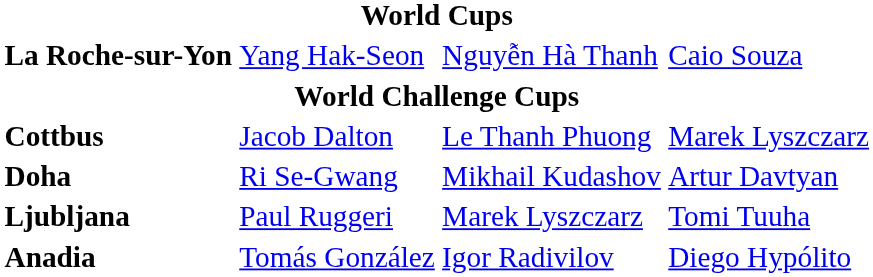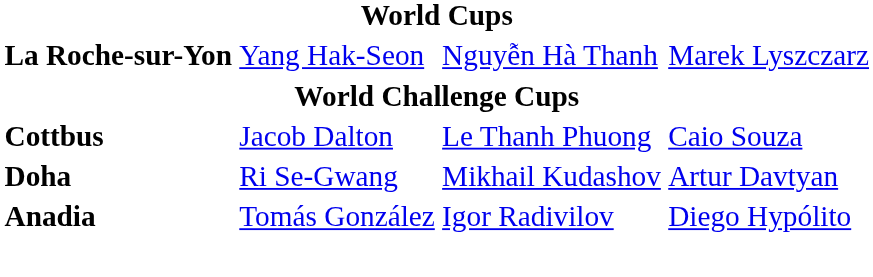(735, 55) Caio Souza -> (769, 55) Marek Lyszczarz
(769, 136) Marek Lyszczarz -> (735, 136) Caio Souza
- row: (67, 216)
